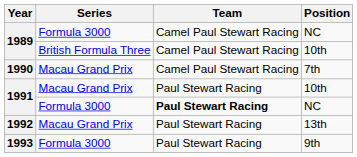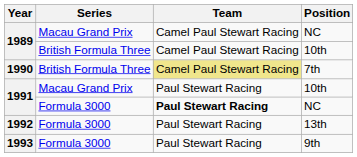(74, 32) Formula 3000 -> (85, 32) Macau Grand Prix
(85, 69) Macau Grand Prix -> (94, 69) British Formula Three
(227, 69) no background -> (227, 69) khaki background
(85, 124) Macau Grand Prix -> (74, 124) Formula 3000
